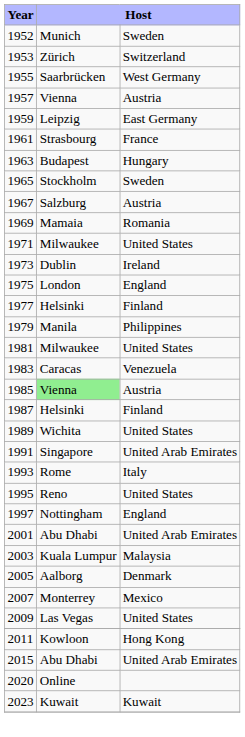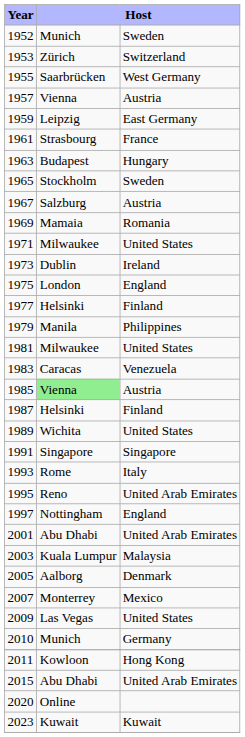(180, 451) United Arab Emirates -> (149, 451) Singapore
(158, 493) United States -> (180, 493) United Arab Emirates
+ row: (21, 639)
